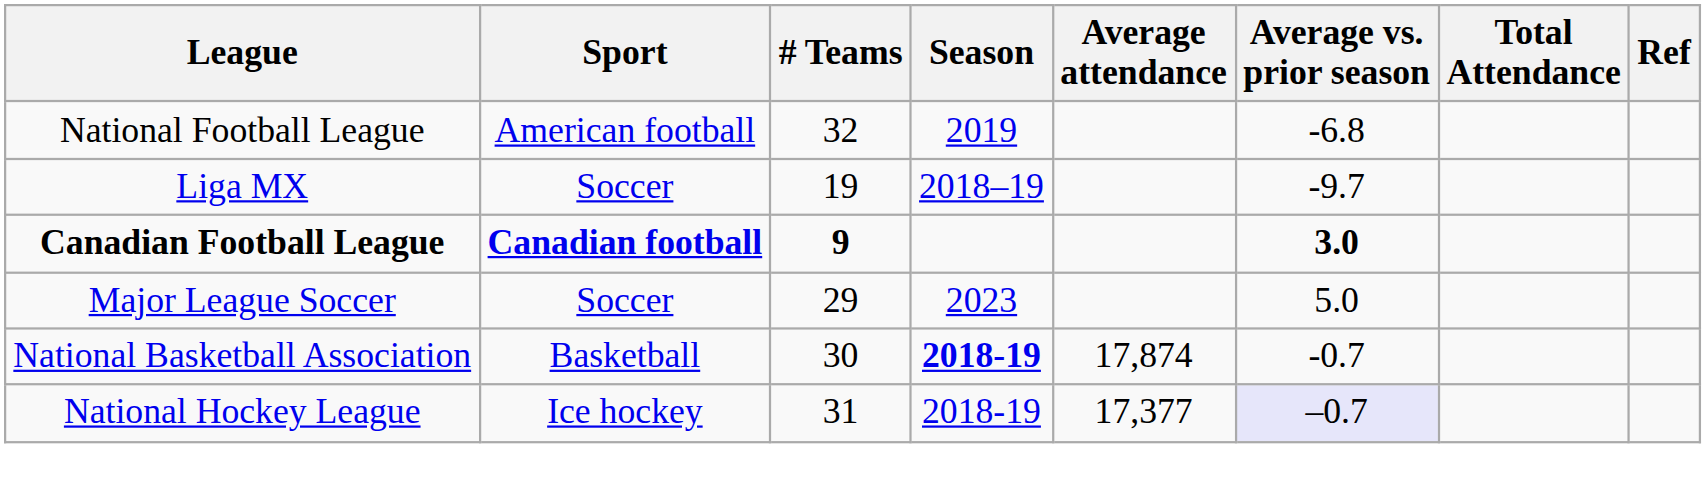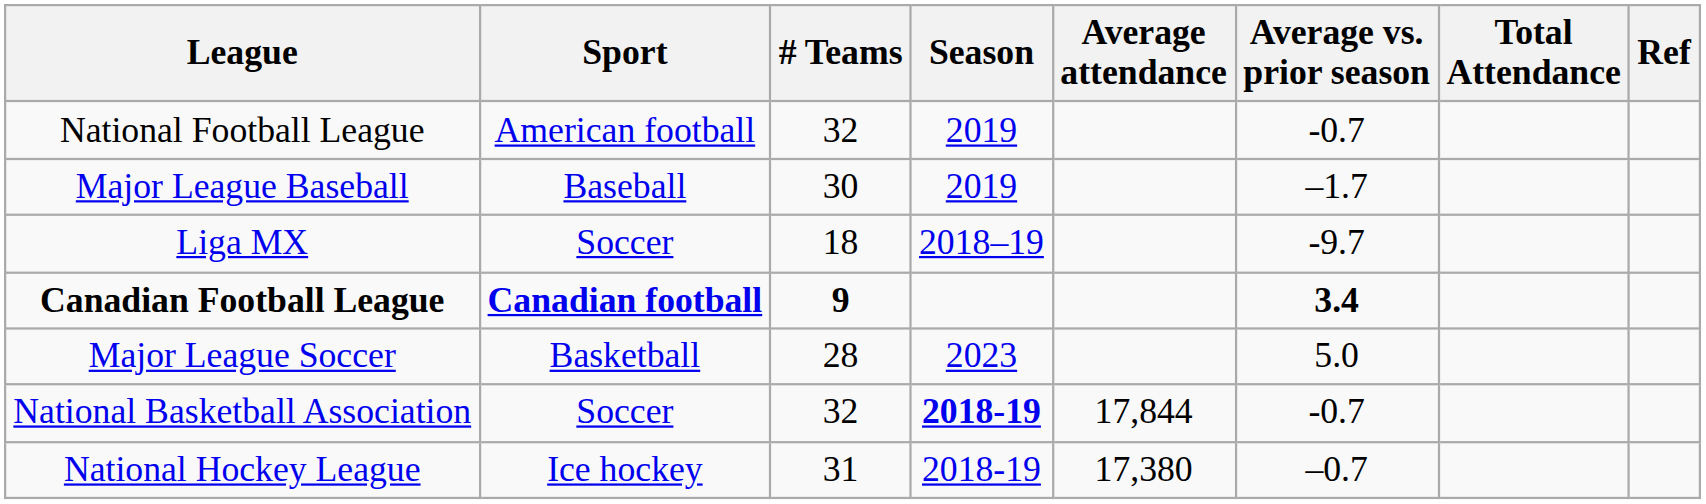(1337, 129) -6.8 -> (1337, 129) -0.7
+ row: (242, 186)
(841, 186) 19 -> (841, 242) 18
(1337, 242) 3.0 -> (1337, 299) 3.4
(625, 299) Soccer -> (625, 355) Basketball
(841, 299) 29 -> (841, 355) 28
(625, 355) Basketball -> (625, 412) Soccer
(841, 355) 30 -> (841, 412) 32
(1144, 355) 17,874 -> (1144, 412) 17,844
(1144, 412) 17,377 -> (1144, 469) 17,380
(1337, 412) lavender background -> (1337, 469) no background
